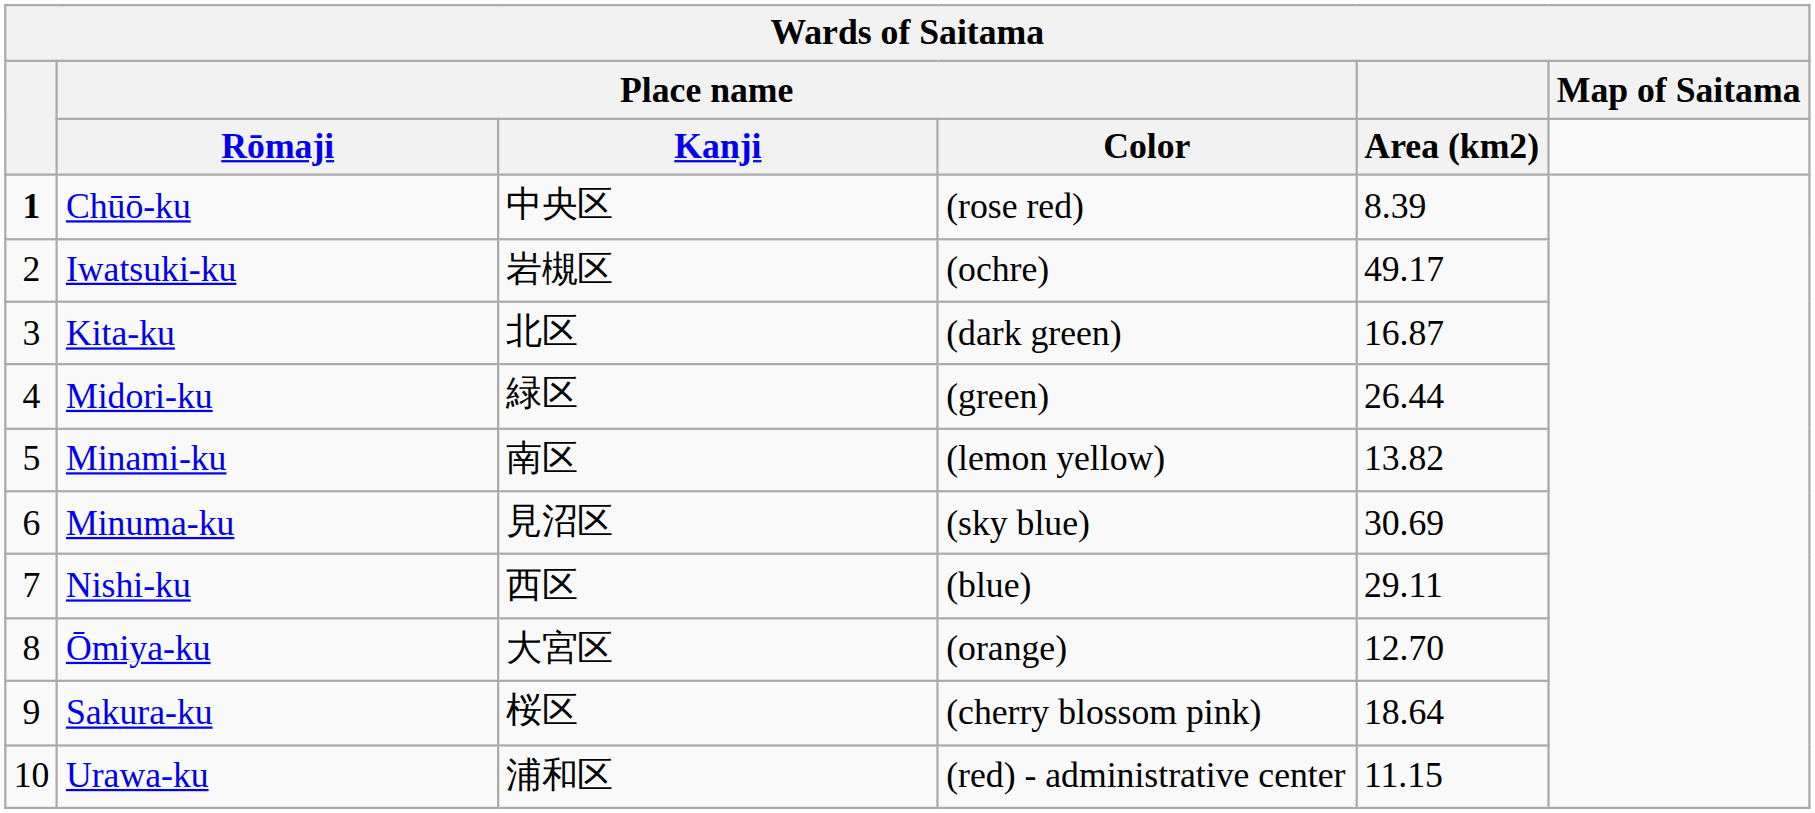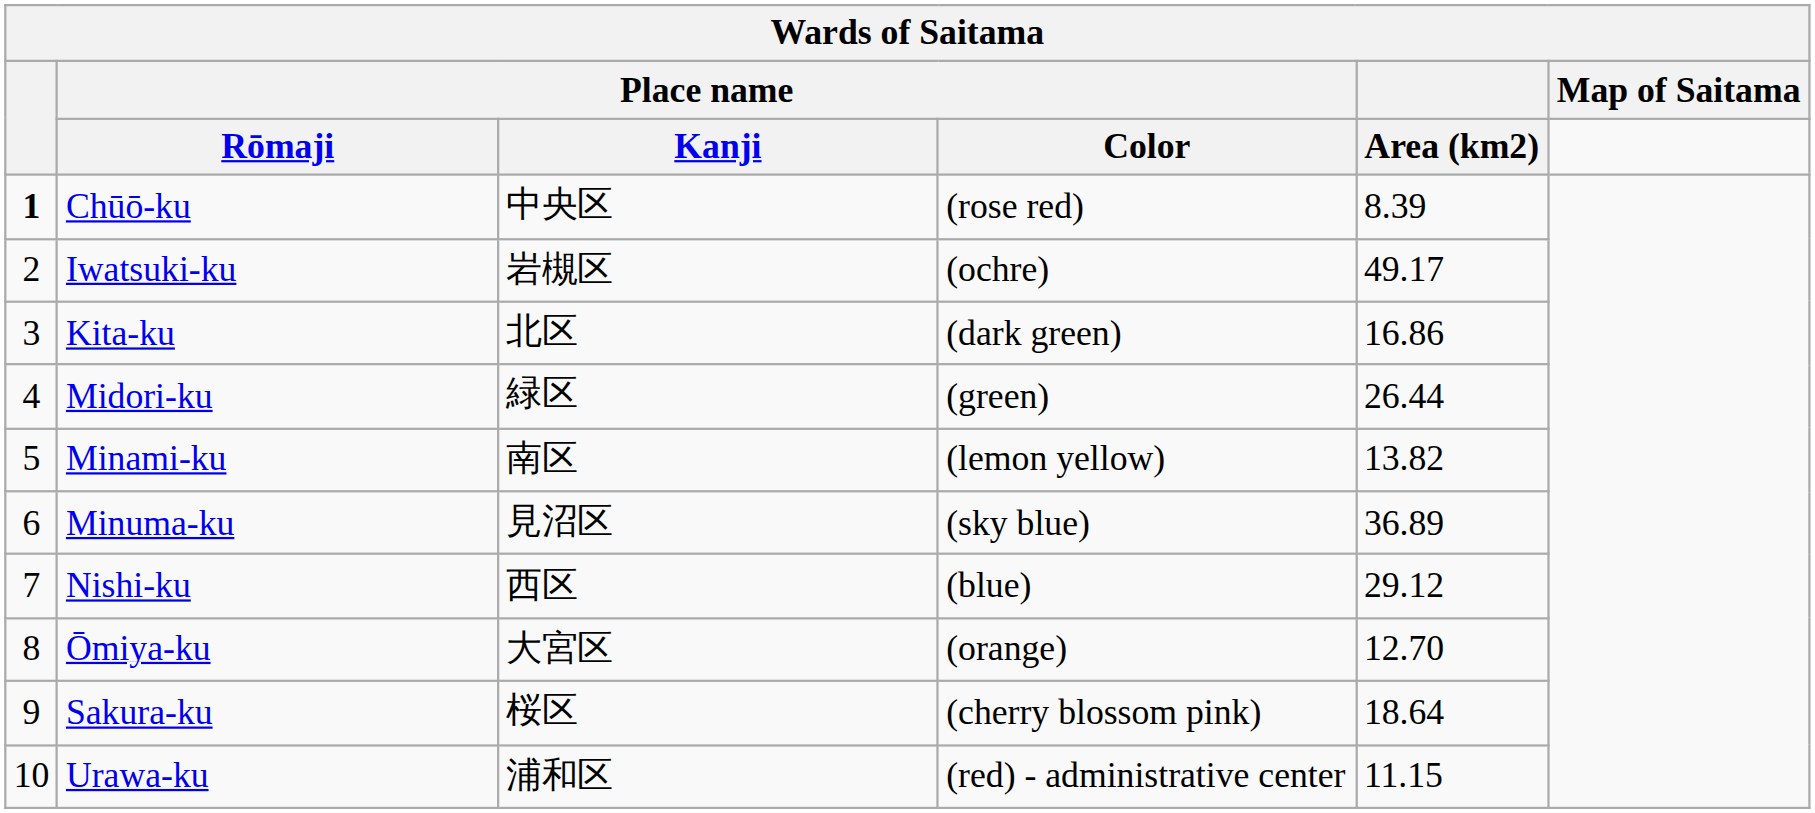(1404, 332) 16.87 -> (1404, 332) 16.86
(1404, 522) 30.69 -> (1404, 522) 36.89
(1403, 585) 29.11 -> (1404, 585) 29.12
